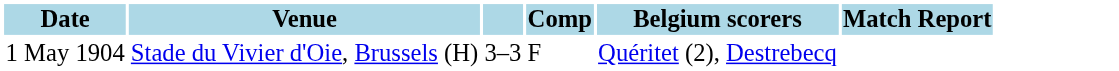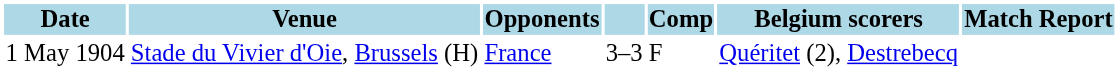+ column: (542, 19)
